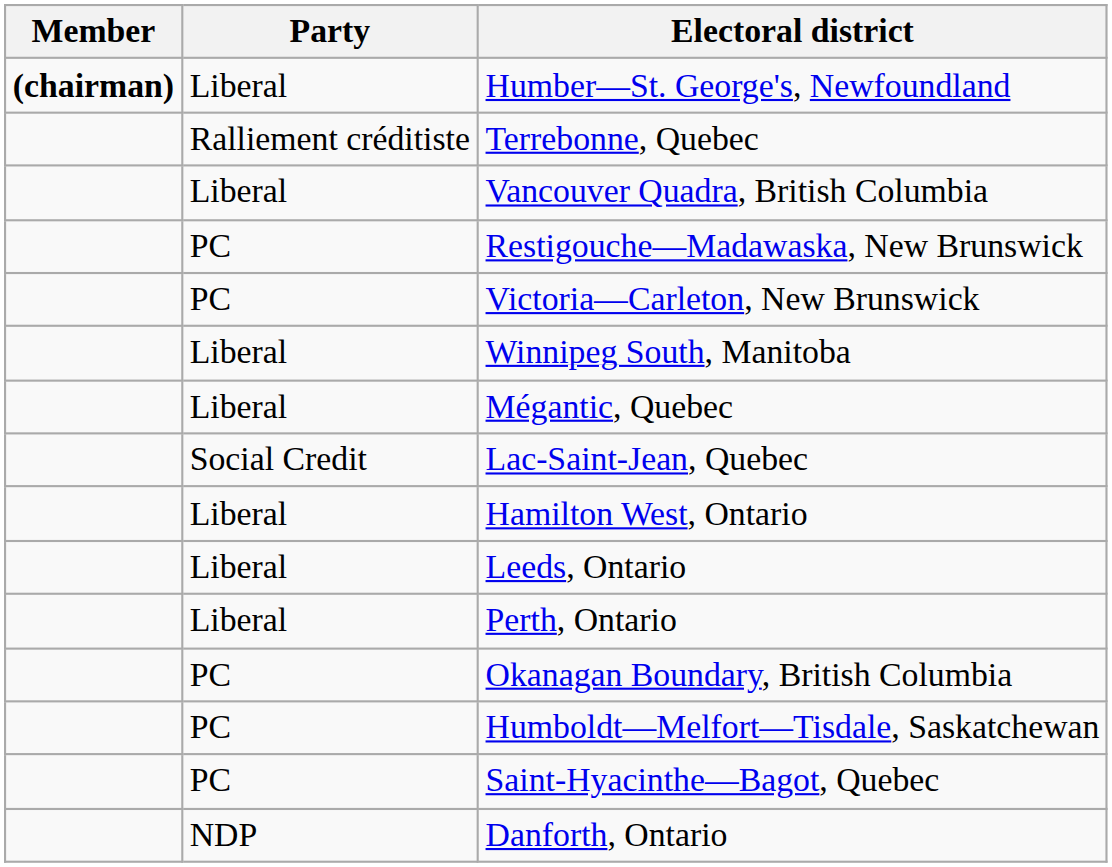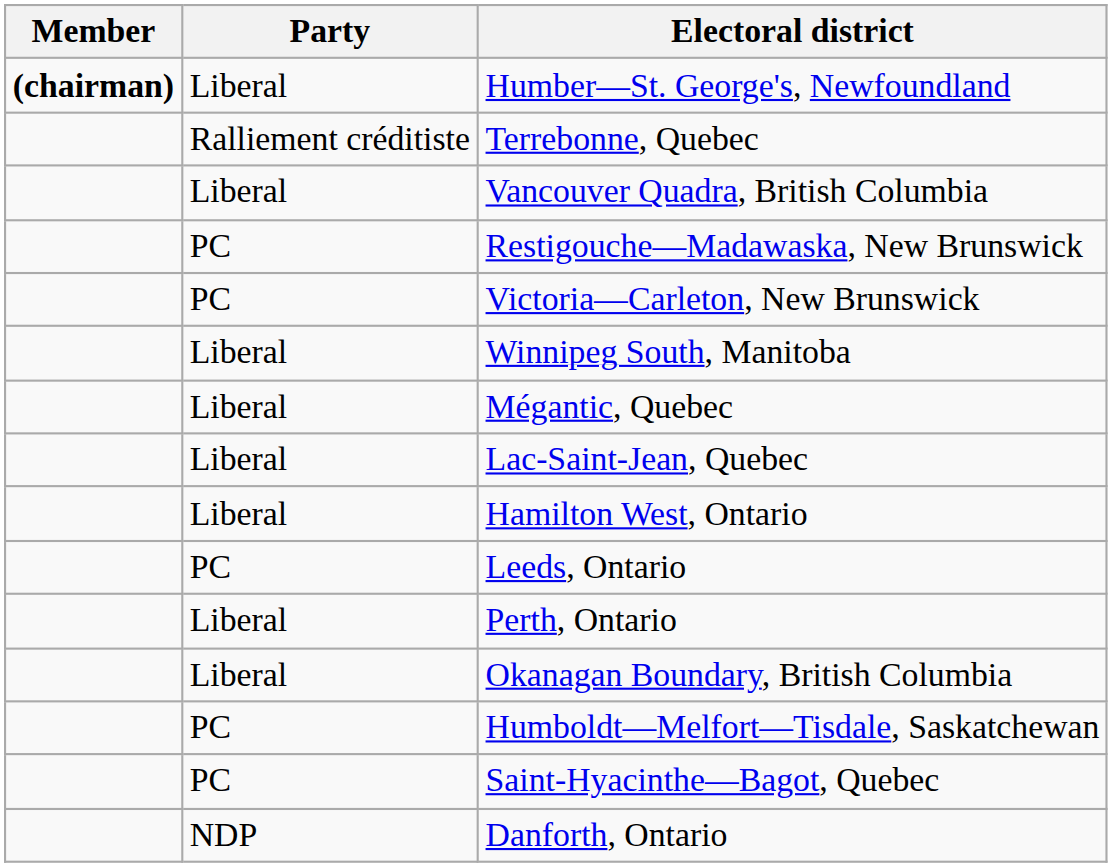(278, 459) Social Credit -> (238, 459) Liberal
(238, 566) Liberal -> (210, 566) PC
(210, 673) PC -> (238, 673) Liberal
